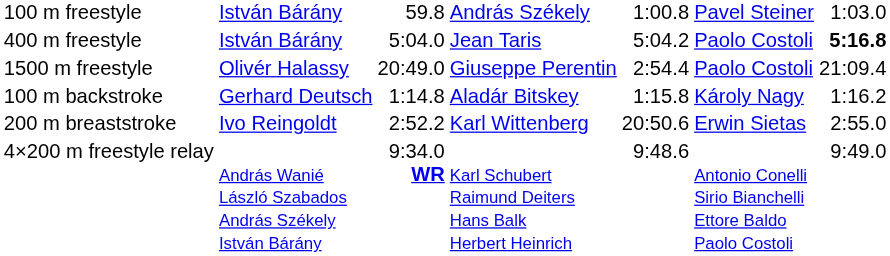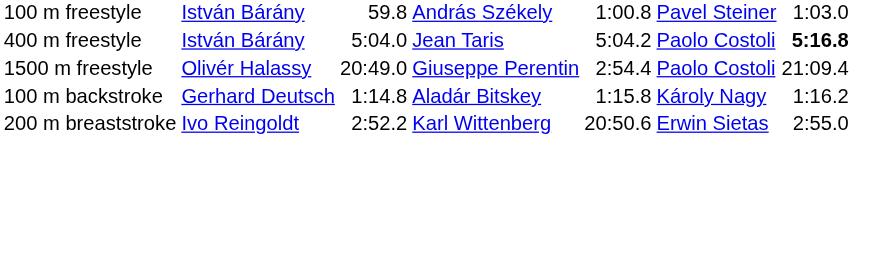- row: (109, 151)
